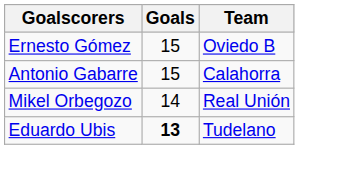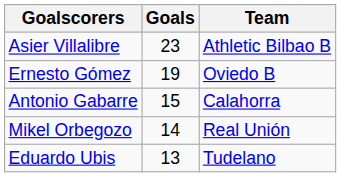+ row: (64, 46)
(170, 46) 15 -> (170, 74) 19
(170, 130) bold -> (170, 158) normal
